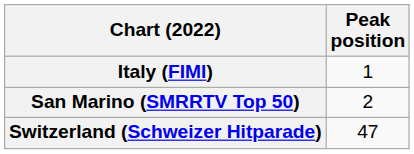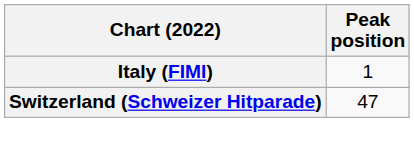- row: (165, 102)
